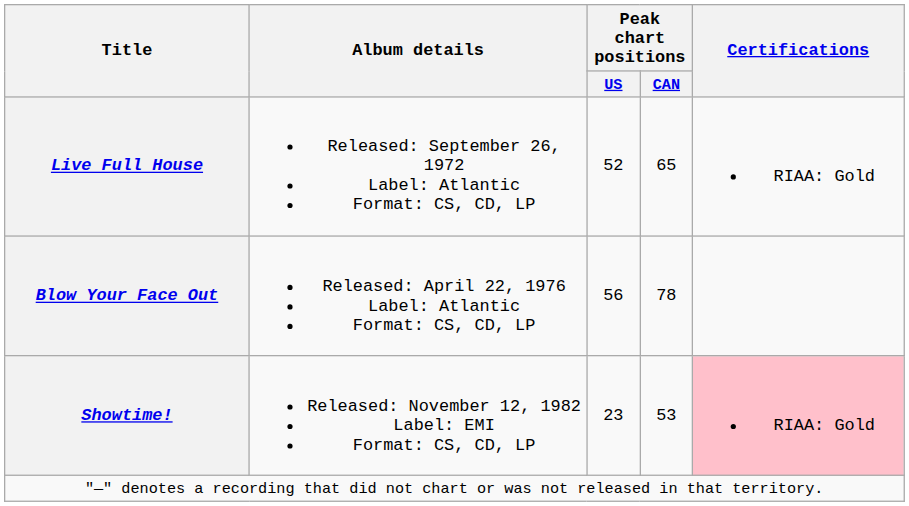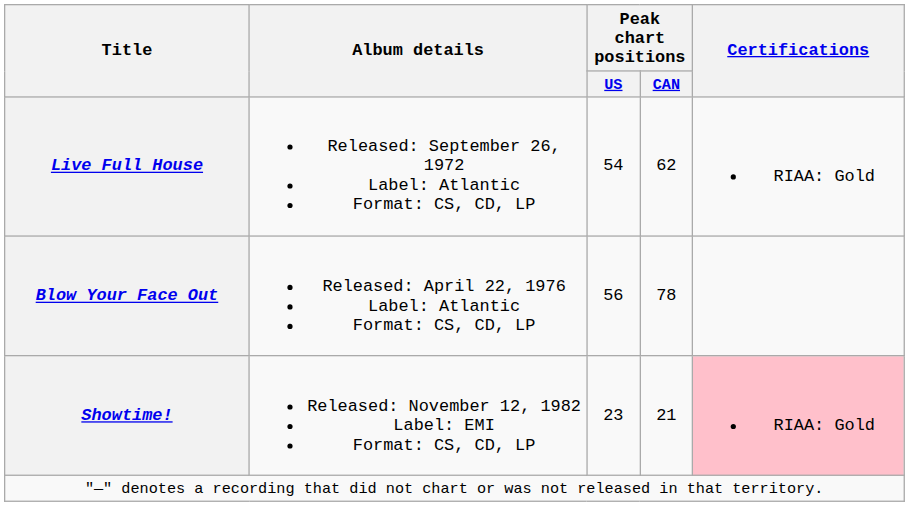(613, 166) 52 -> (613, 166) 54
(666, 166) 65 -> (666, 166) 62
(666, 416) 53 -> (666, 416) 21
